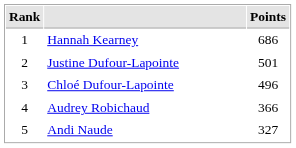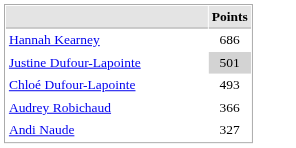- column: (25, 16)
(268, 62) no background -> (230, 62) lightgrey background
(268, 85) 496 -> (230, 85) 493
